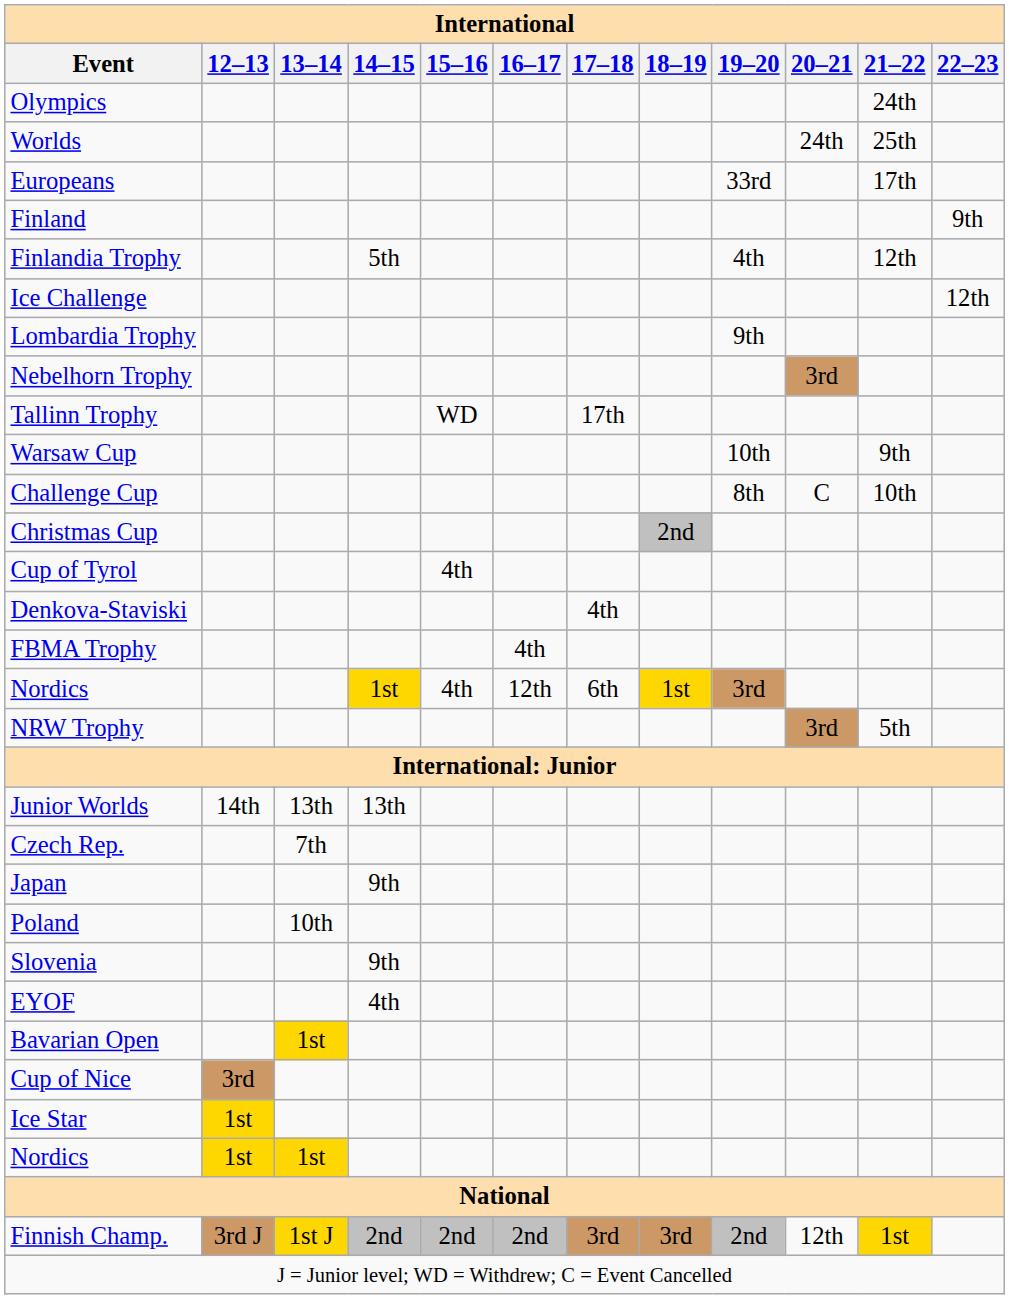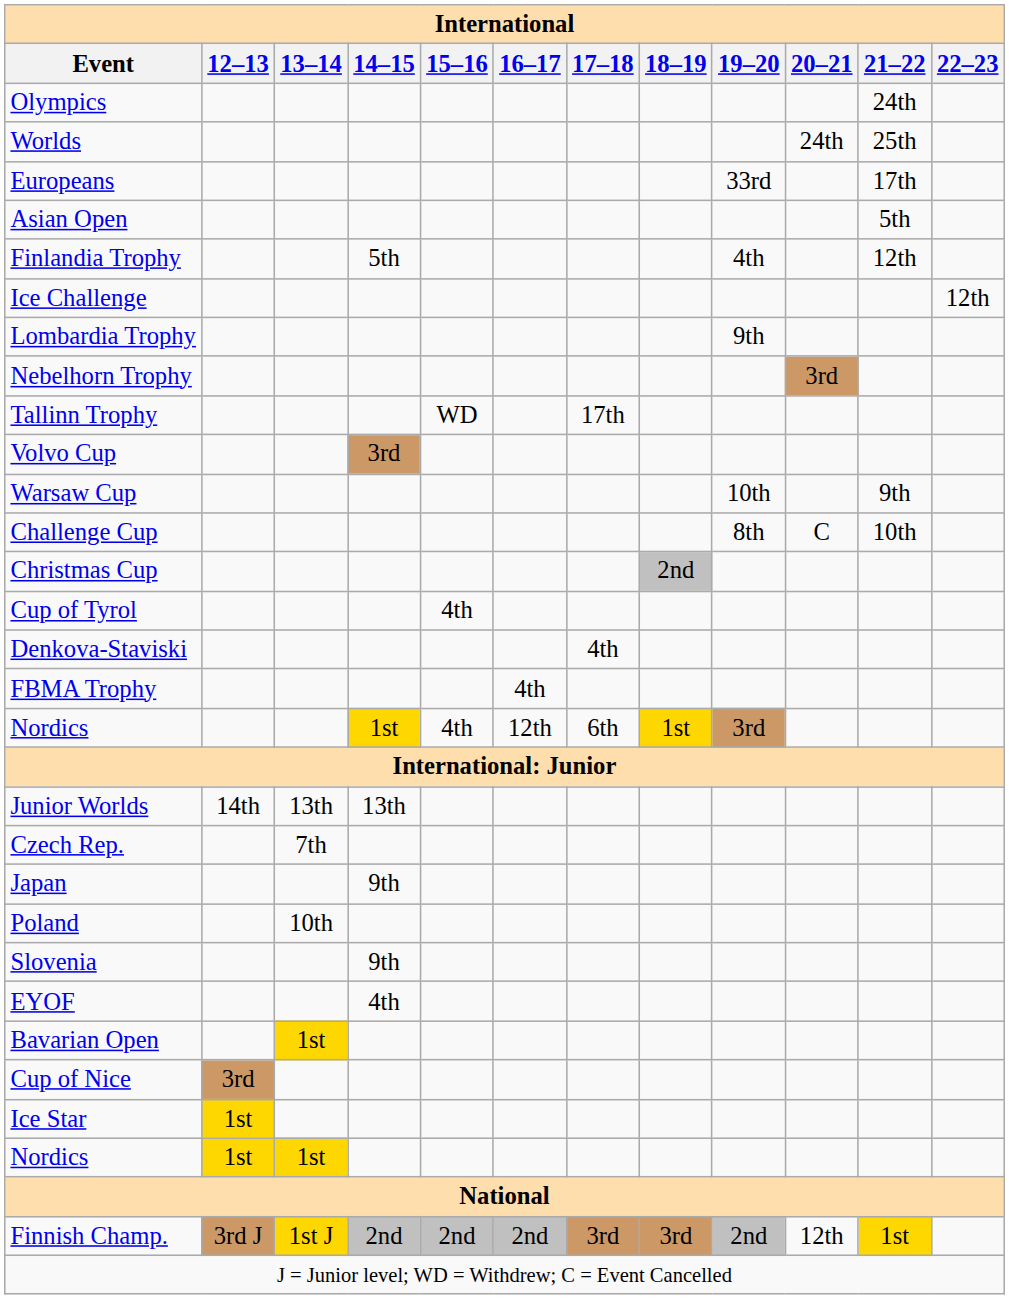- row: (48, 219)
+ row: (69, 219)
+ row: (63, 453)
- row: (77, 727)
